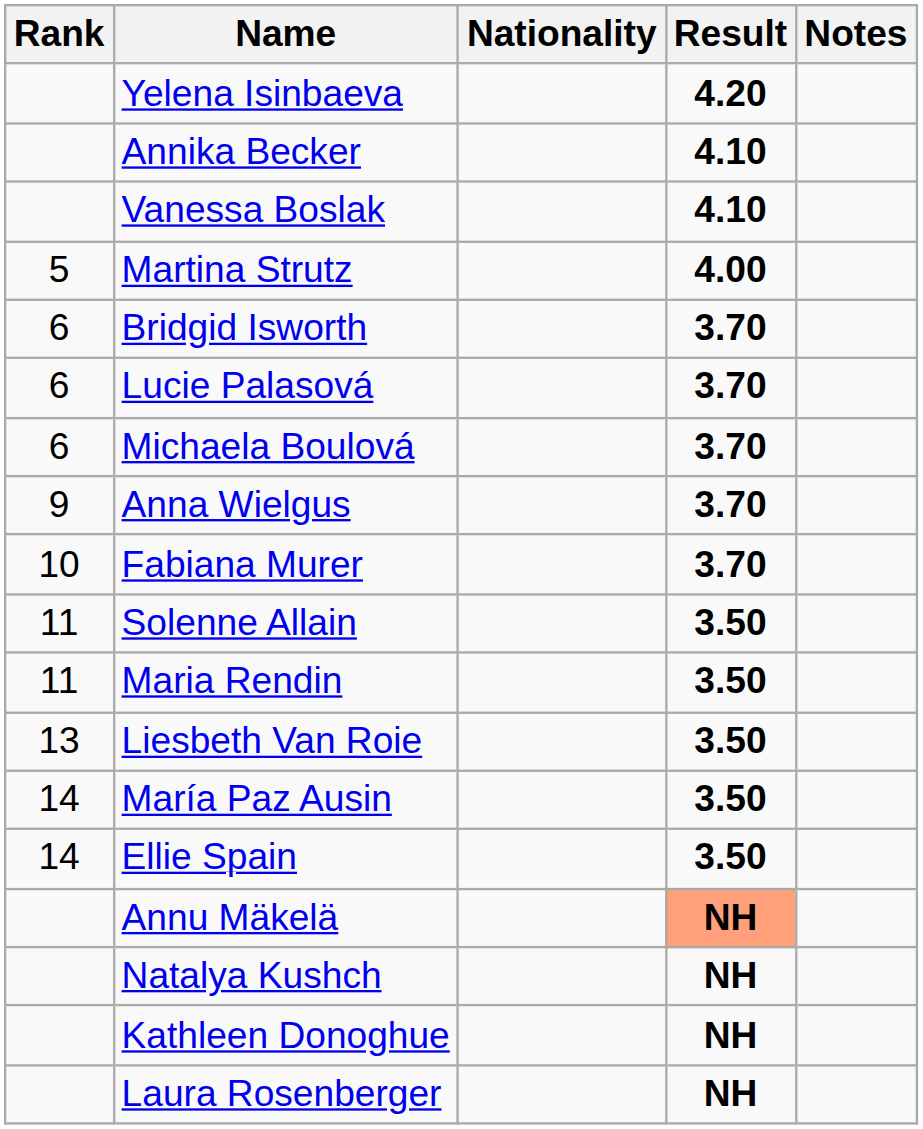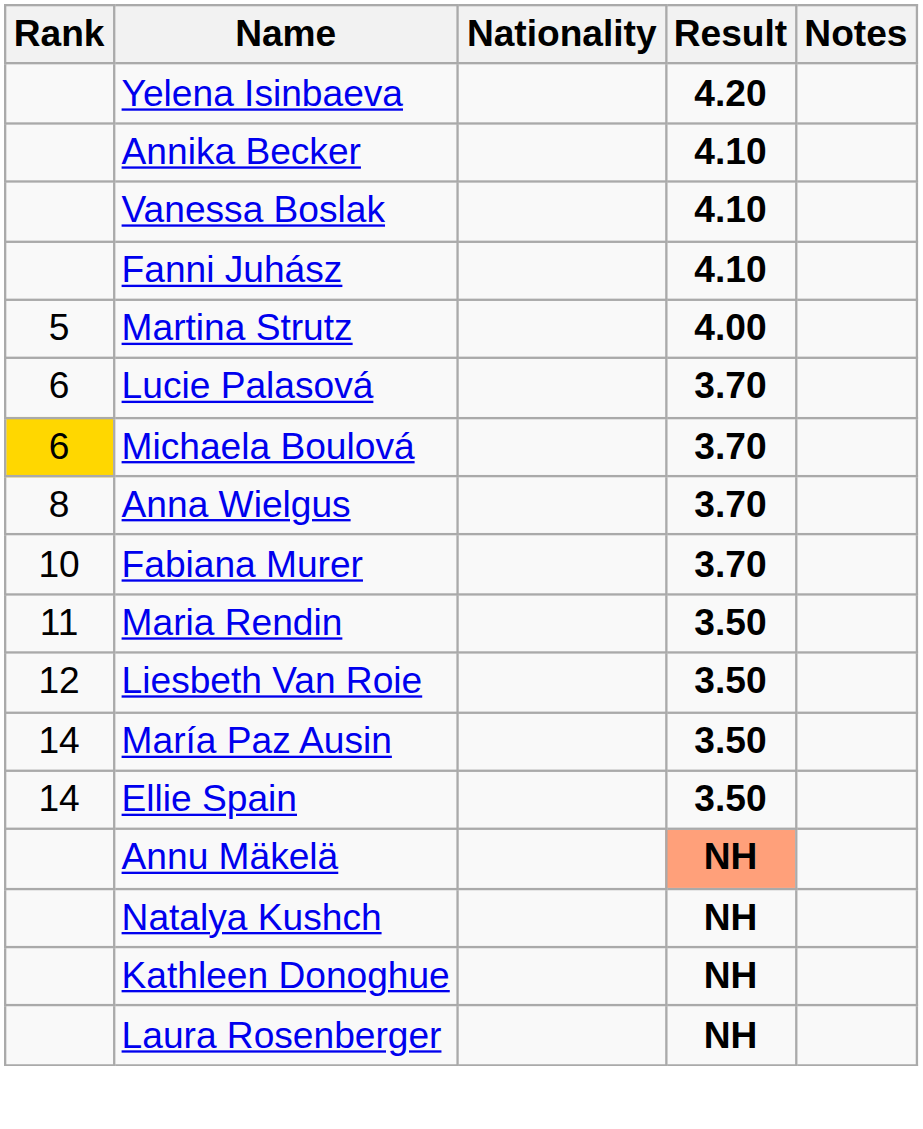+ row: (232, 269)
- row: (244, 328)
(59, 446) no background -> (59, 446) gold background
(59, 504) 9 -> (59, 504) 8
- row: (239, 622)
(59, 740) 13 -> (59, 681) 12
